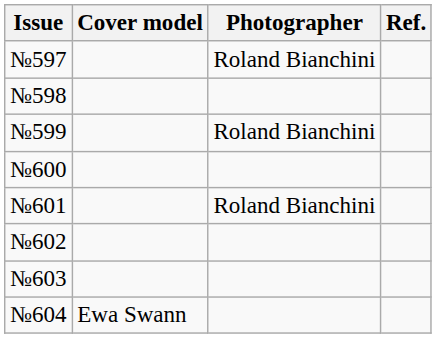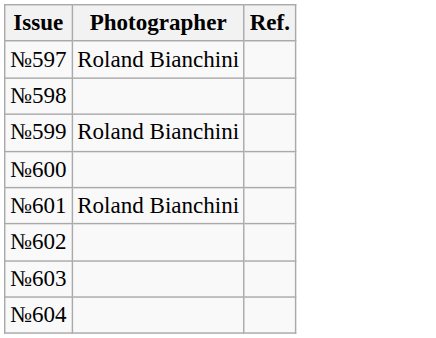- column: (140, 22)
